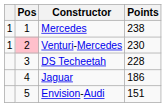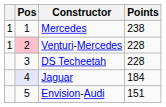(136, 45) 230 -> (136, 45) 228
(27, 77) no background -> (27, 77) lavender background
(136, 77) 186 -> (136, 77) 184
